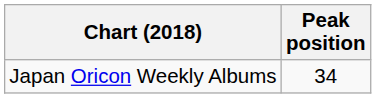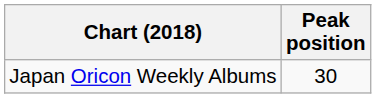(326, 76) 34 -> (326, 76) 30
